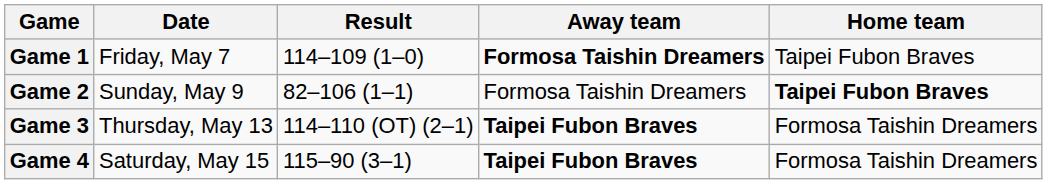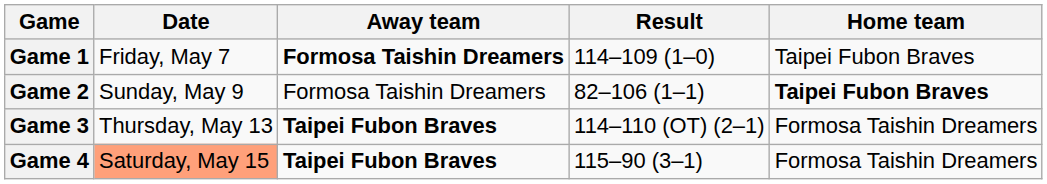columns swapped: (624, 21) <-> (378, 21)
(184, 160) no background -> (184, 160) lightsalmon background
